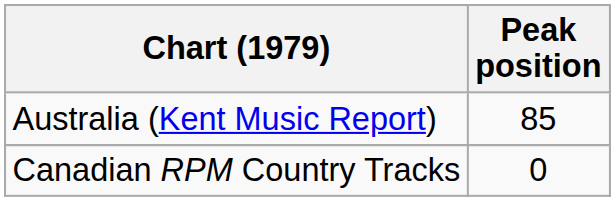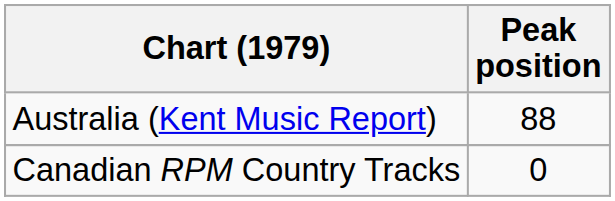(538, 118) 85 -> (538, 118) 88
